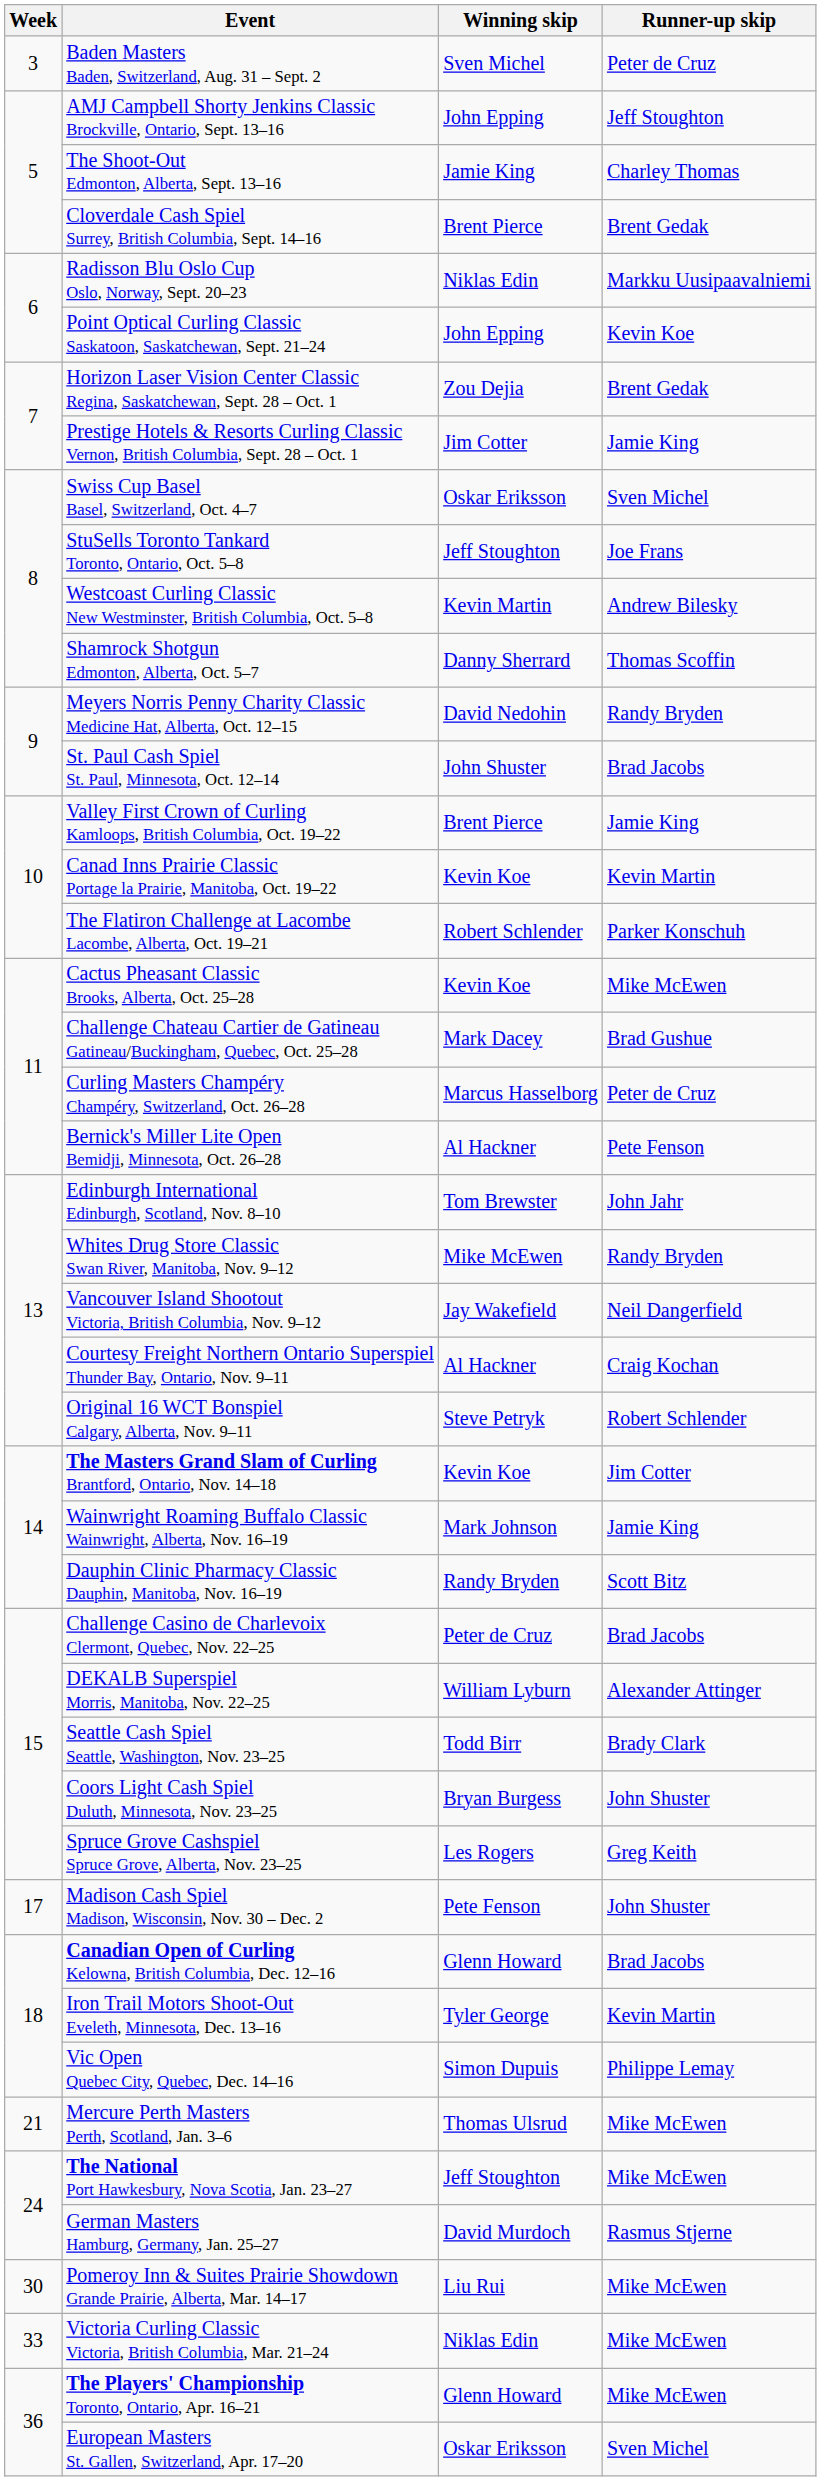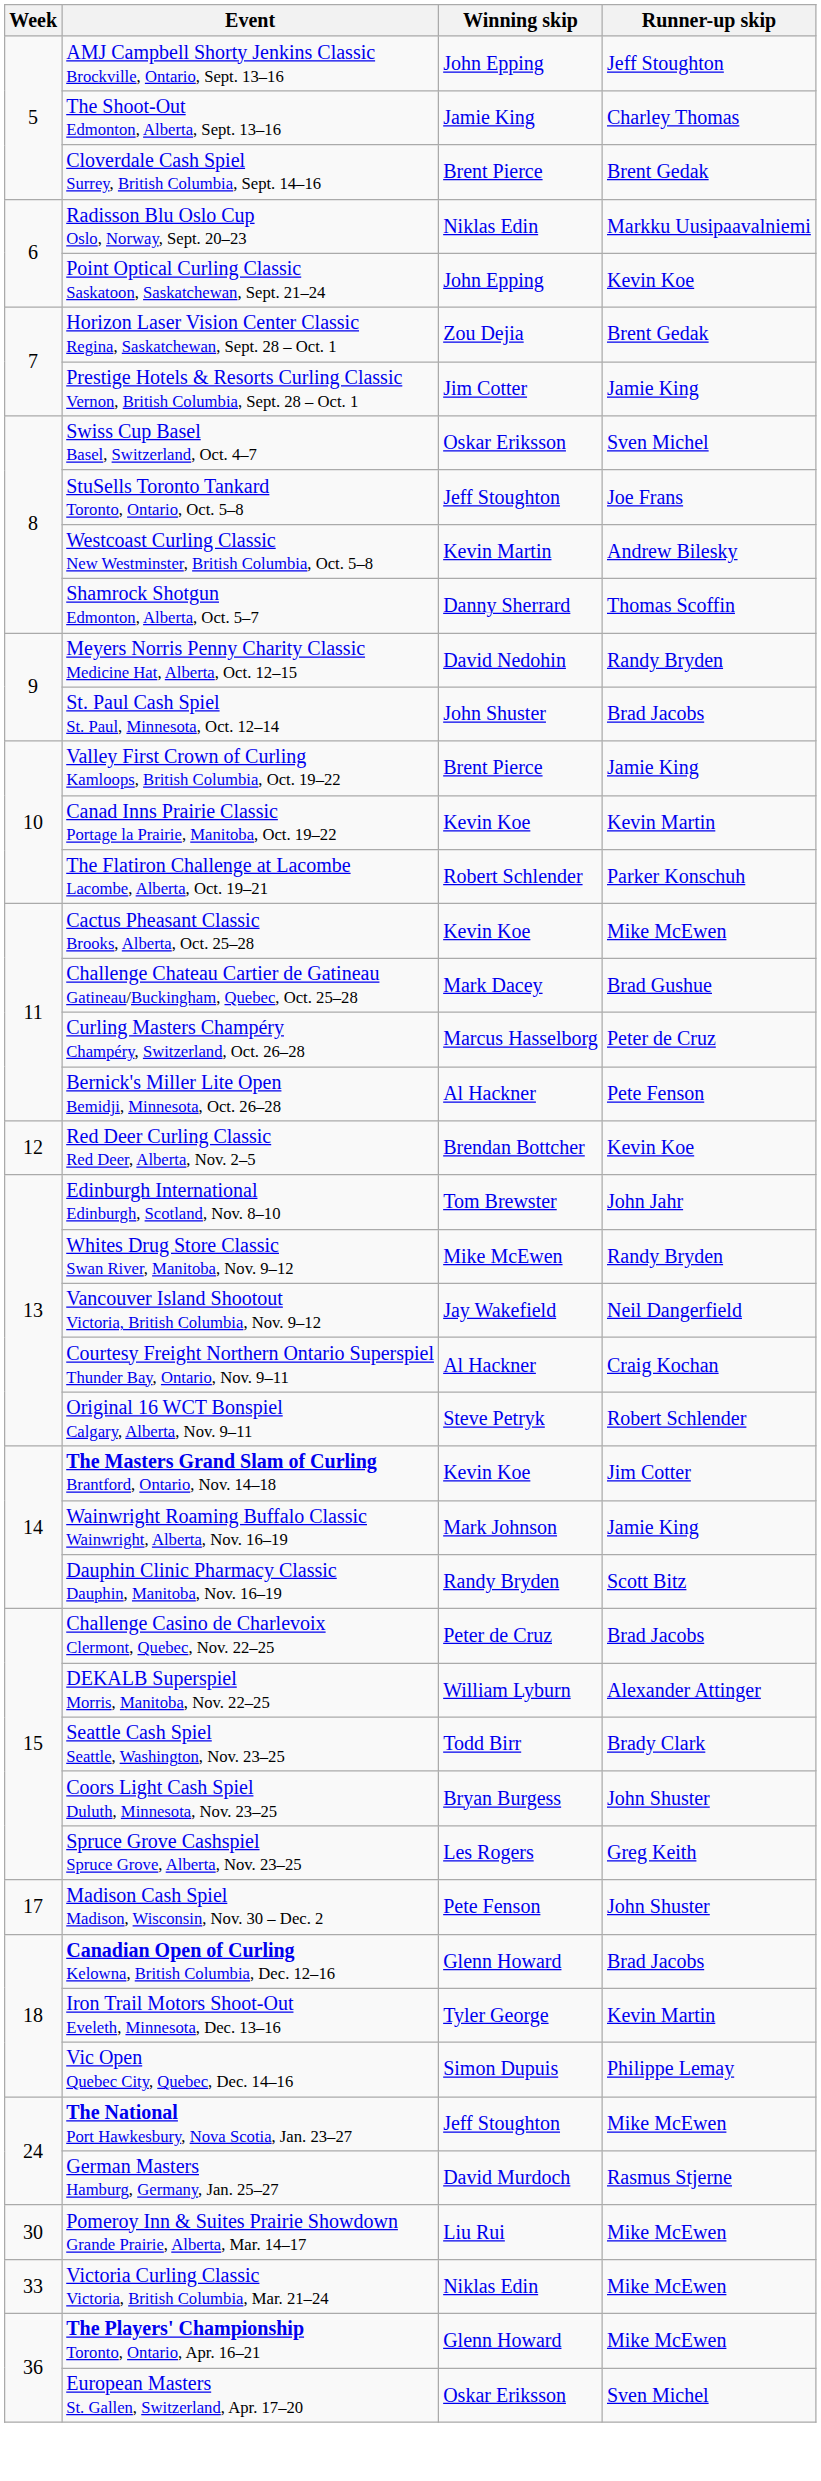- row: (194, 63)
+ row: (169, 1147)
- row: (158, 2123)
